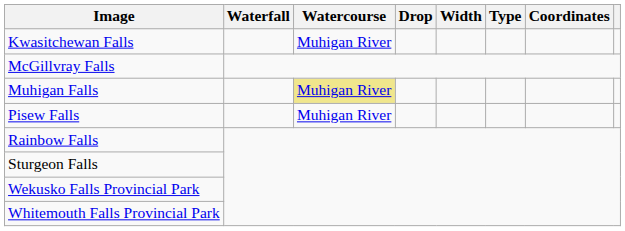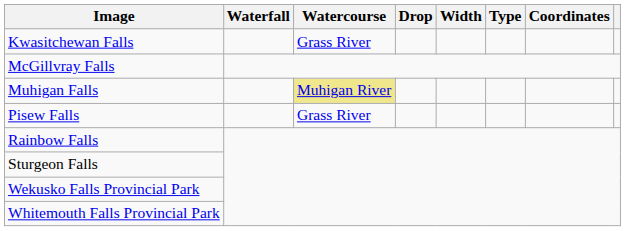(344, 41) Muhigan River -> (334, 41) Grass River
(344, 115) Muhigan River -> (334, 115) Grass River
